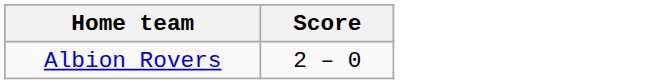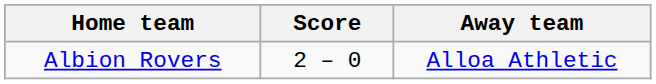+ column: (522, 23)
